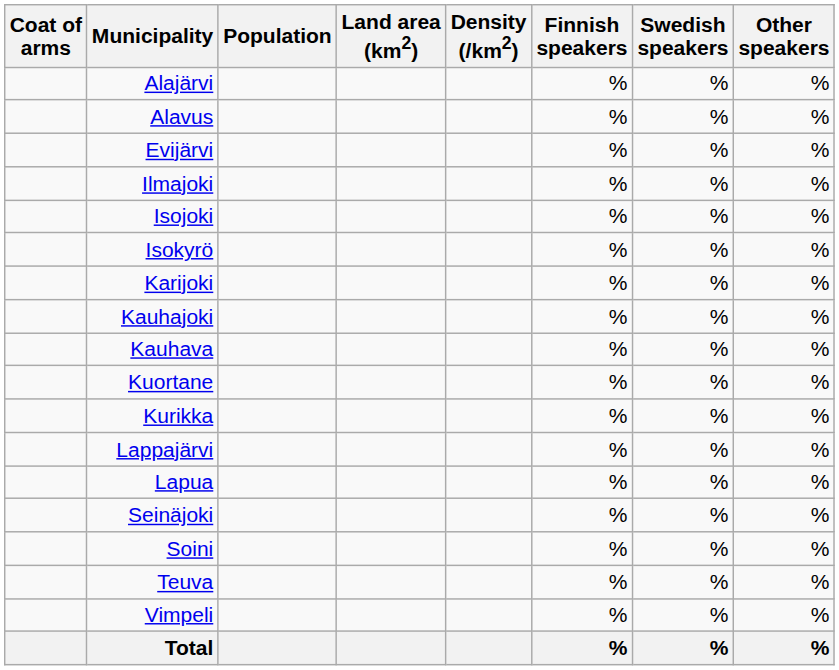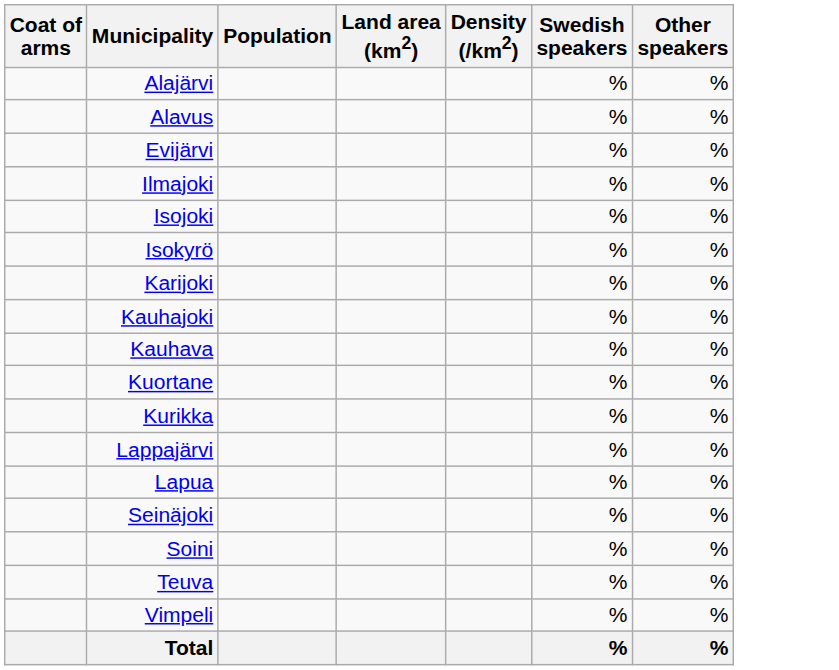- column: (582, 36)
